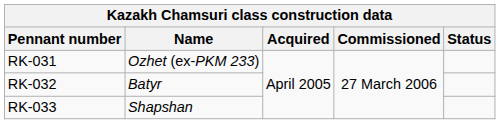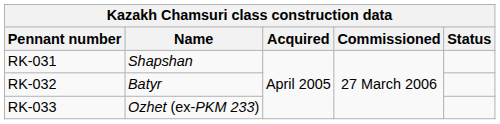(194, 61) Ozhet (ex-PKM 233) -> (160, 61) Shapshan
(160, 107) Shapshan -> (194, 107) Ozhet (ex-PKM 233)
